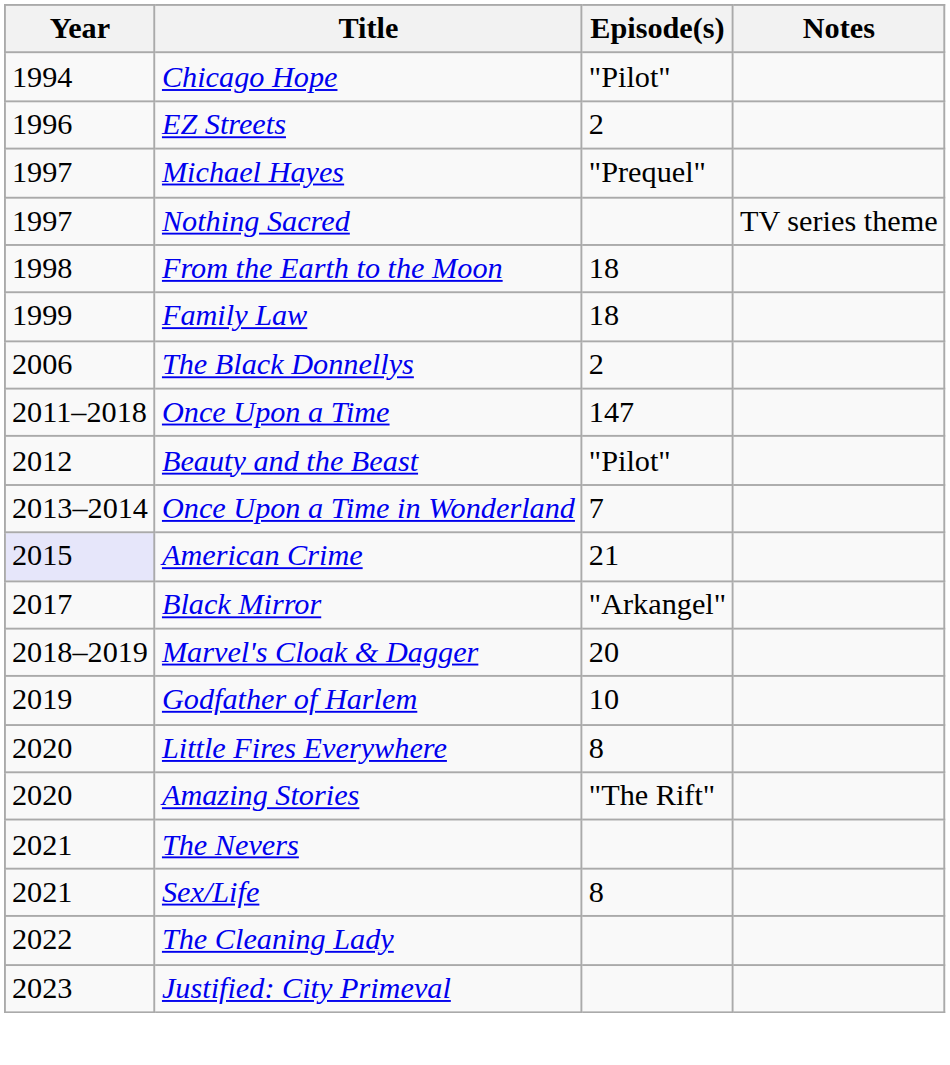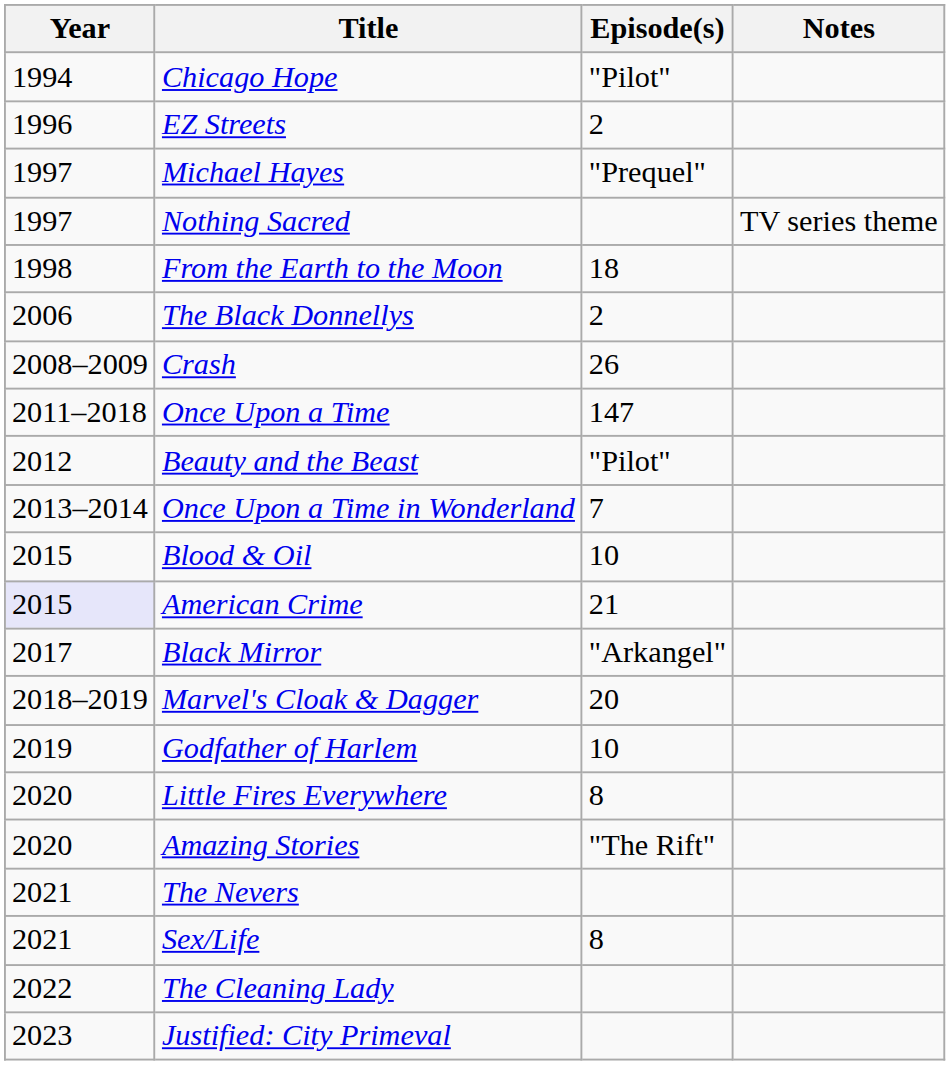- row: (235, 316)
+ row: (199, 364)
+ row: (237, 556)
